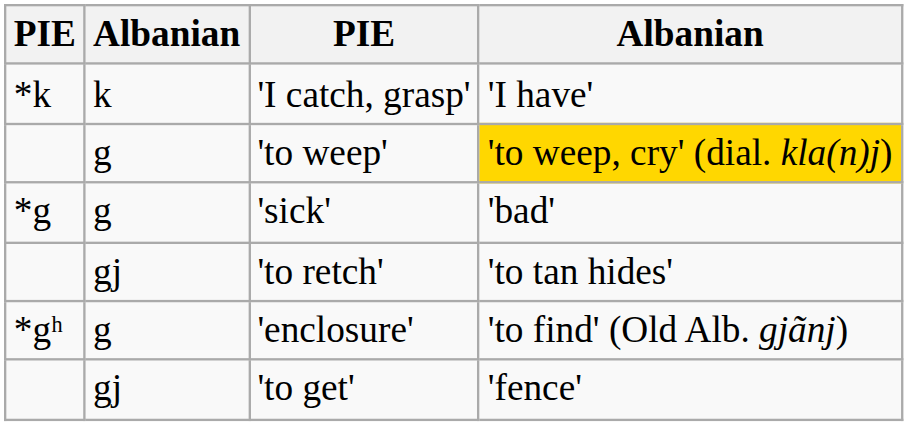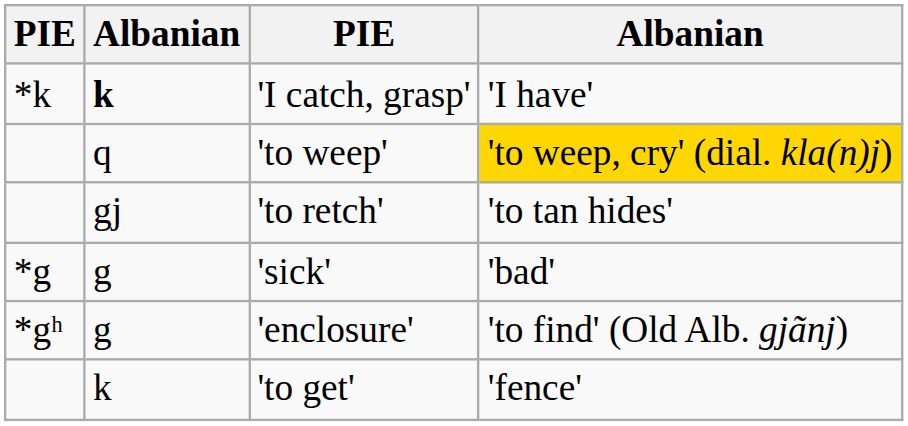(102, 93) normal -> (103, 93) bold
(102, 152) g -> (102, 152) q
rows swapped: (294, 211) <-> (321, 270)
(108, 388) gj -> (102, 388) k
